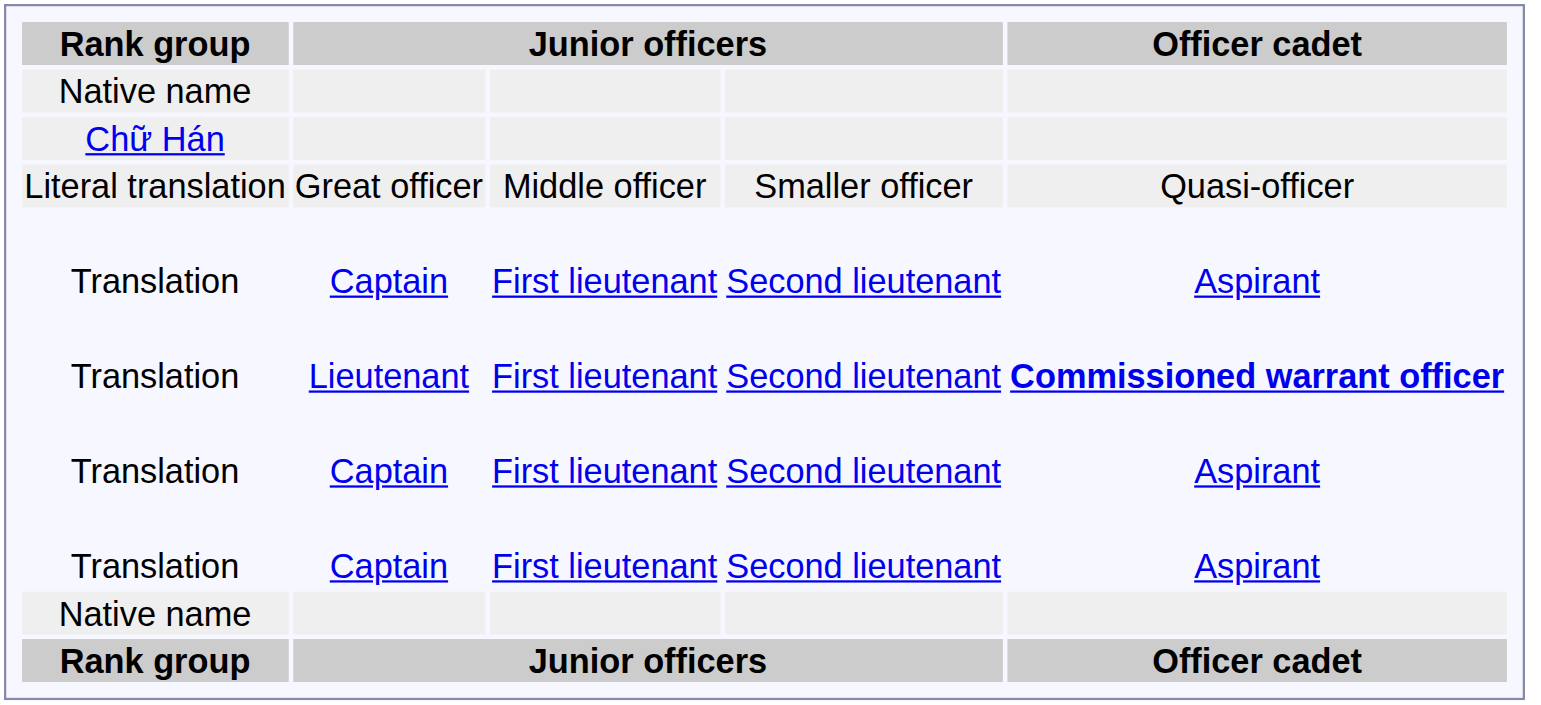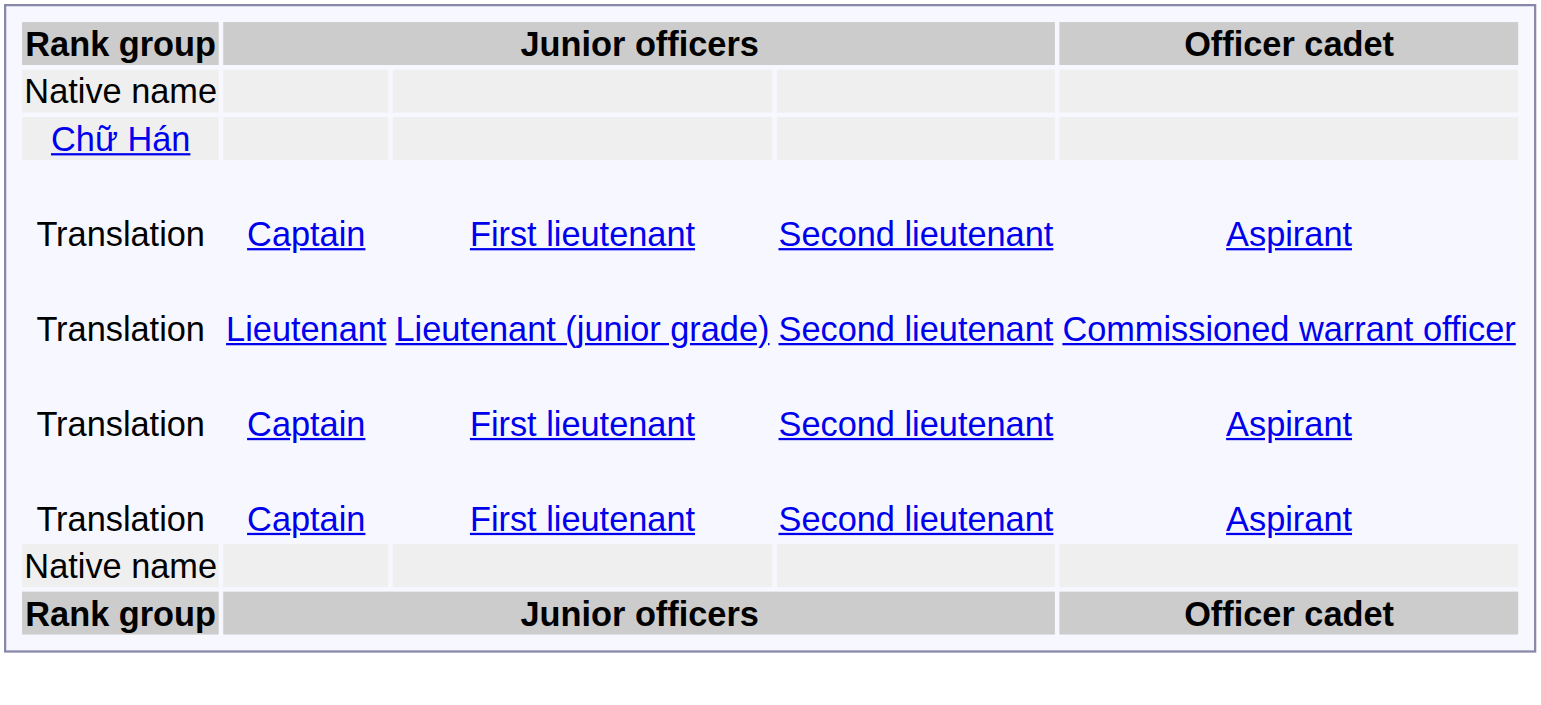- row: (155, 186)
(605, 376) First lieutenant -> (582, 328) Lieutenant (junior grade)
(1257, 376) bold -> (1289, 328) normal
